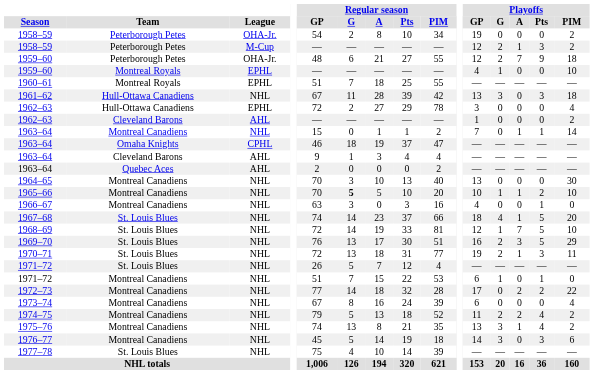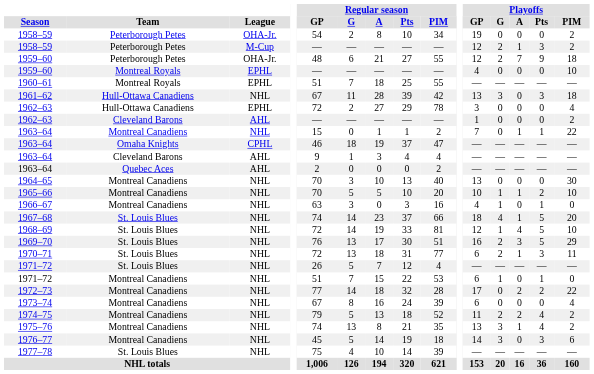(500, 71) 1 -> (500, 71) 0
(572, 132) 14 -> (572, 132) 22
(351, 193) bold -> (351, 193) normal
(500, 205) 0 -> (500, 205) 1
(519, 229) 7 -> (519, 229) 4
(477, 254) 19 -> (477, 254) 6
